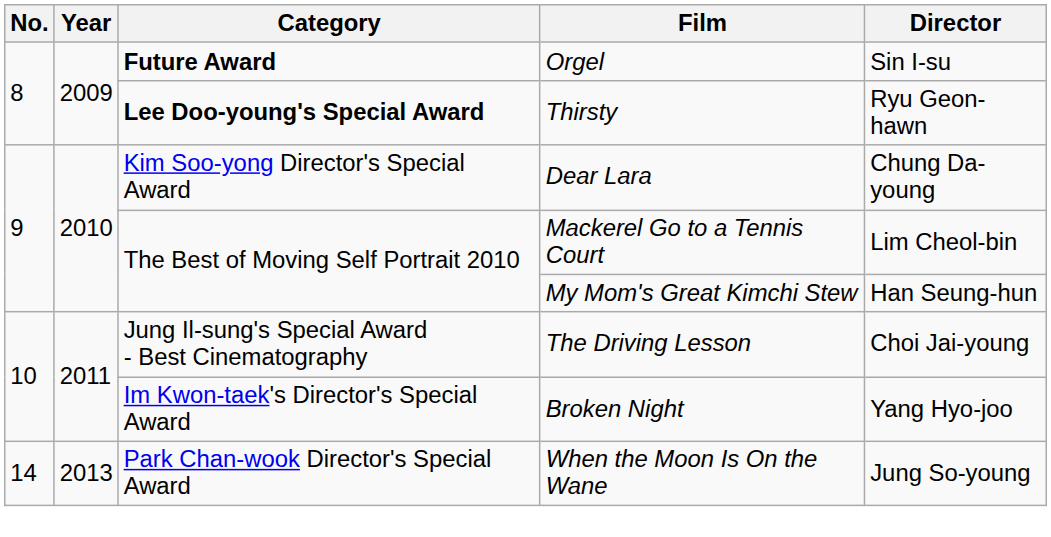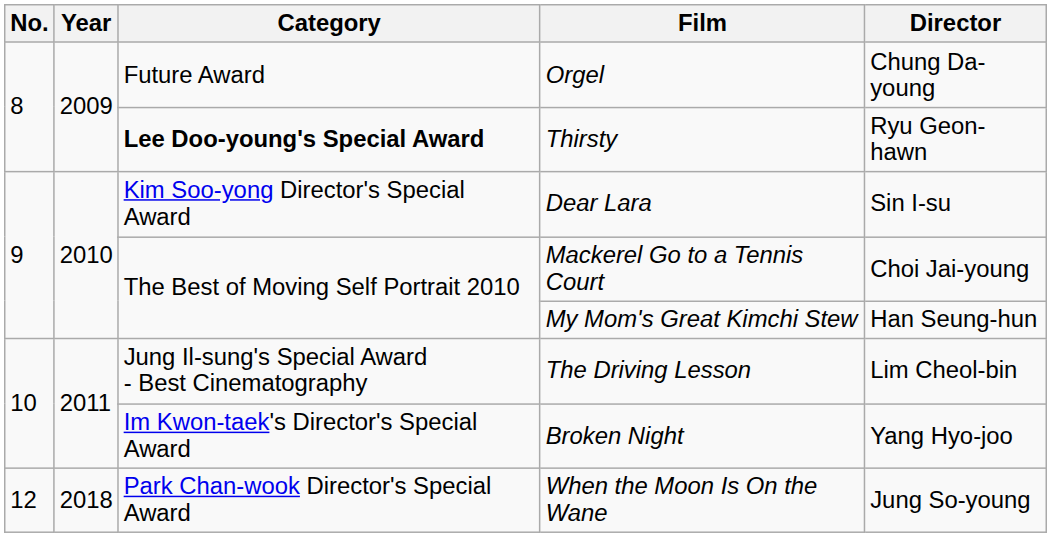(200, 61) bold -> (194, 74) normal
(911, 61) Sin I-su -> (928, 74) Chung Da-young
(928, 177) Chung Da-young -> (911, 203) Sin I-su
(944, 241) Lim Cheol-bin -> (950, 268) Choi Jai-young
(950, 344) Choi Jai-young -> (944, 370) Lim Cheol-bin
(23, 473) 14 -> (23, 500) 12
(86, 473) 2013 -> (86, 500) 2018
